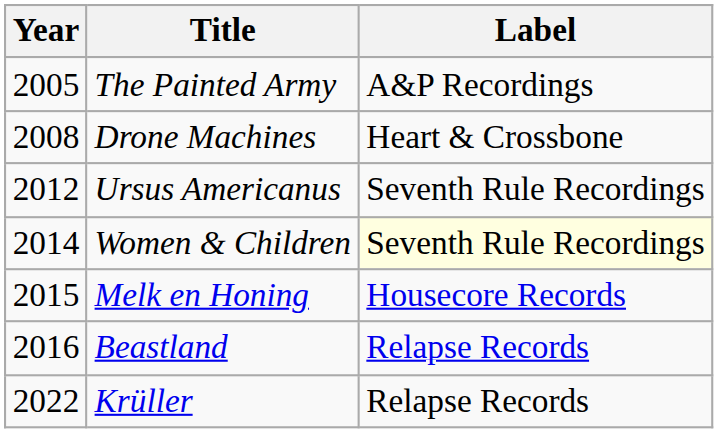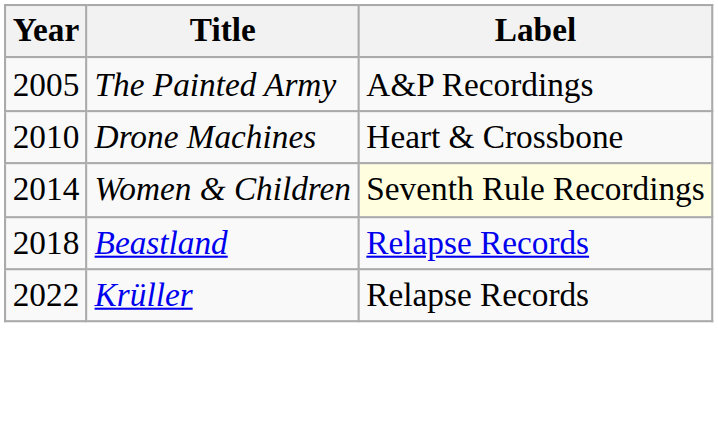(46, 136) 2008 -> (46, 136) 2010
- row: (218, 189)
- row: (202, 294)
(46, 347) 2016 -> (46, 242) 2018
